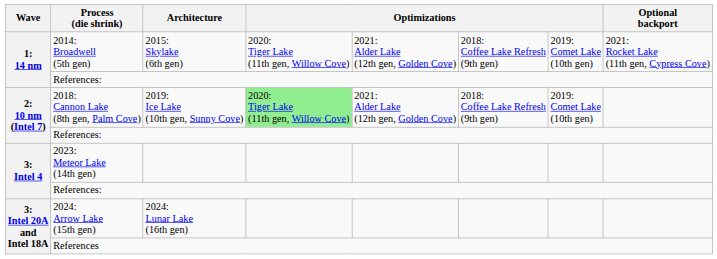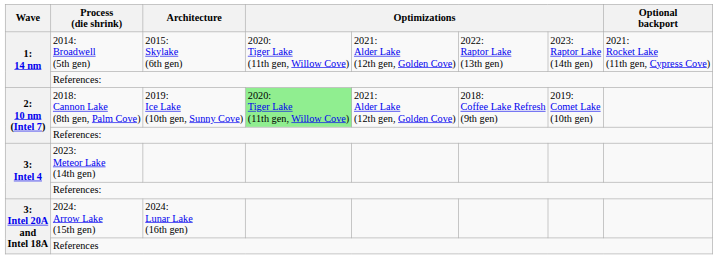(503, 51) 2018: Coffee Lake Refresh (9th gen) -> (486, 51) 2022: Raptor Lake (13th gen)
(576, 51) 2019: Comet Lake (10th gen) -> (576, 51) 2023: Raptor Lake (14th gen)
